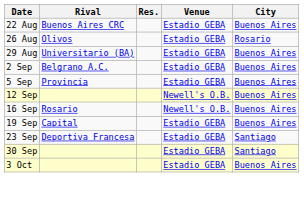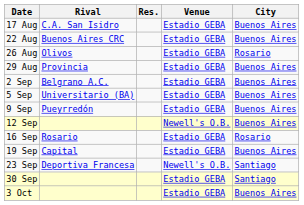+ row: (22, 25)
(88, 53) Universitario (BA) -> (65, 67) Provincia
(65, 81) Provincia -> (88, 95) Universitario (BA)
+ row: (19, 109)
(197, 109) Newell's O.B. -> (194, 137) Estadio GEBA
(266, 109) Buenos Aires -> (253, 137) Rosario
(194, 137) Estadio GEBA -> (197, 165) Newell's O.B.
